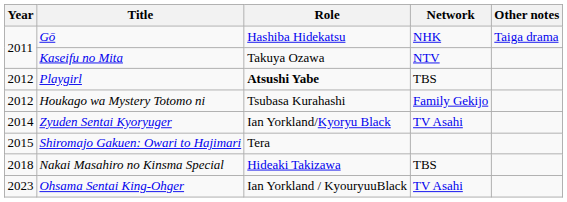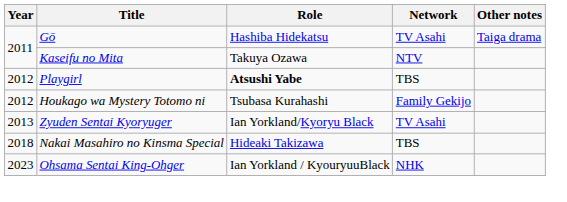(427, 36) NHK -> (421, 36) TV Asahi
(20, 122) 2014 -> (20, 122) 2013
- row: (140, 143)
(438, 186) TV Asahi -> (410, 165) NHK
